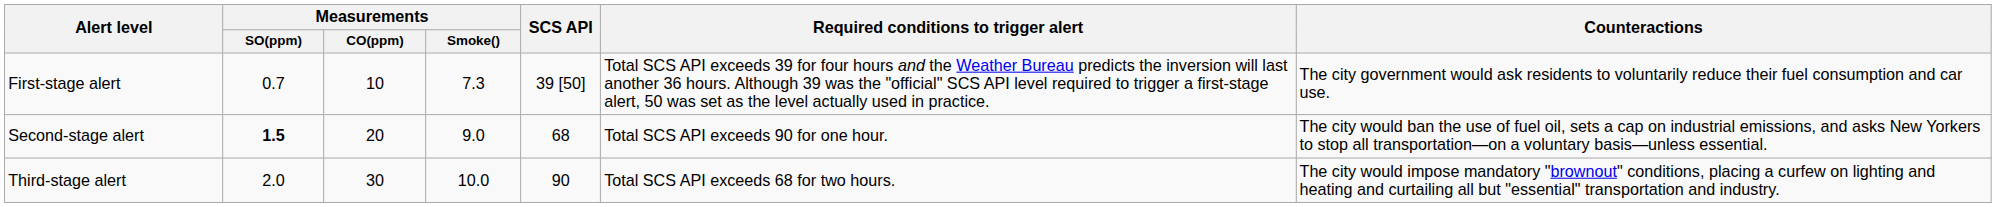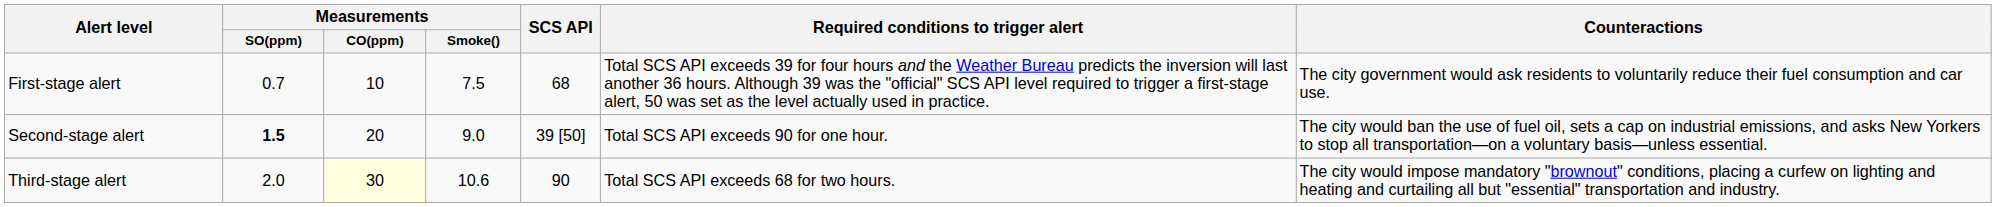(474, 83) 7.3 -> (474, 83) 7.5
(561, 83) 39 [50] -> (561, 83) 68
(561, 136) 68 -> (561, 136) 39 [50]
(375, 180) no background -> (375, 180) lightyellow background
(474, 180) 10.0 -> (474, 180) 10.6
